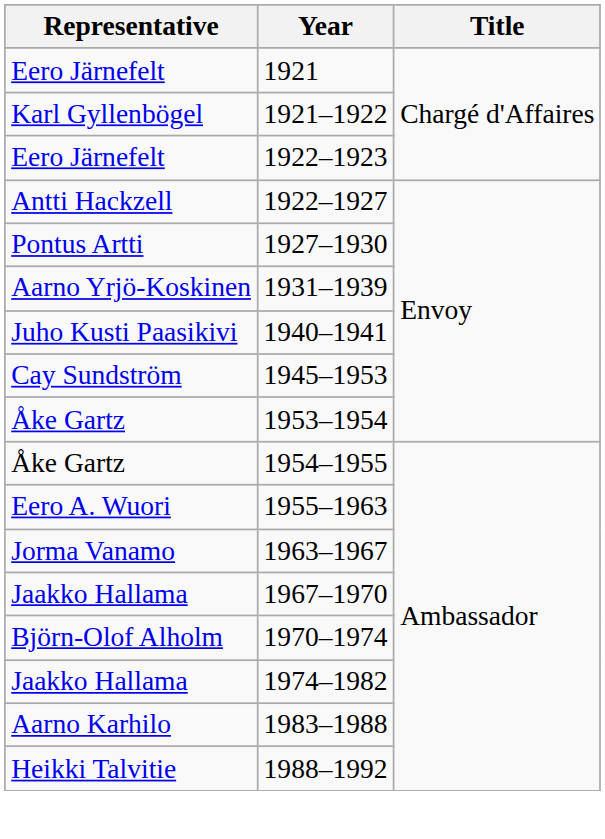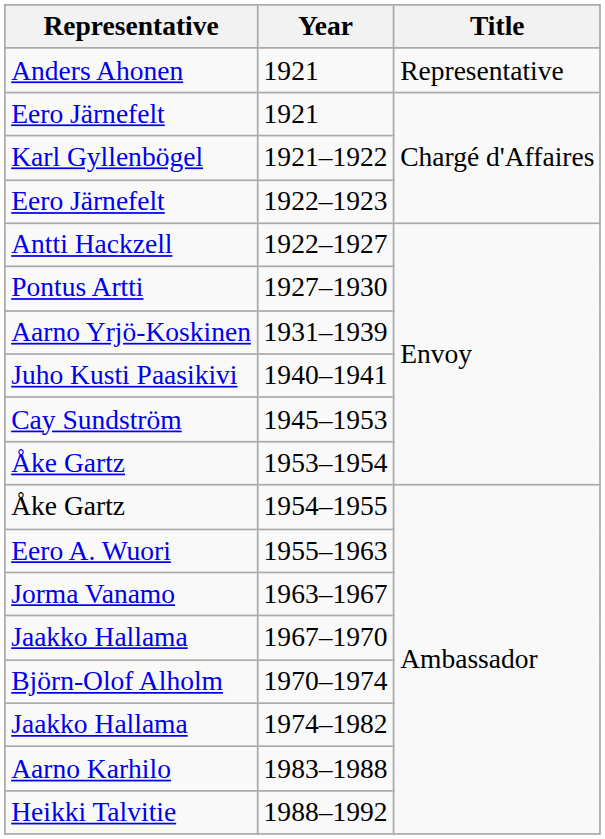+ row: (97, 69)
